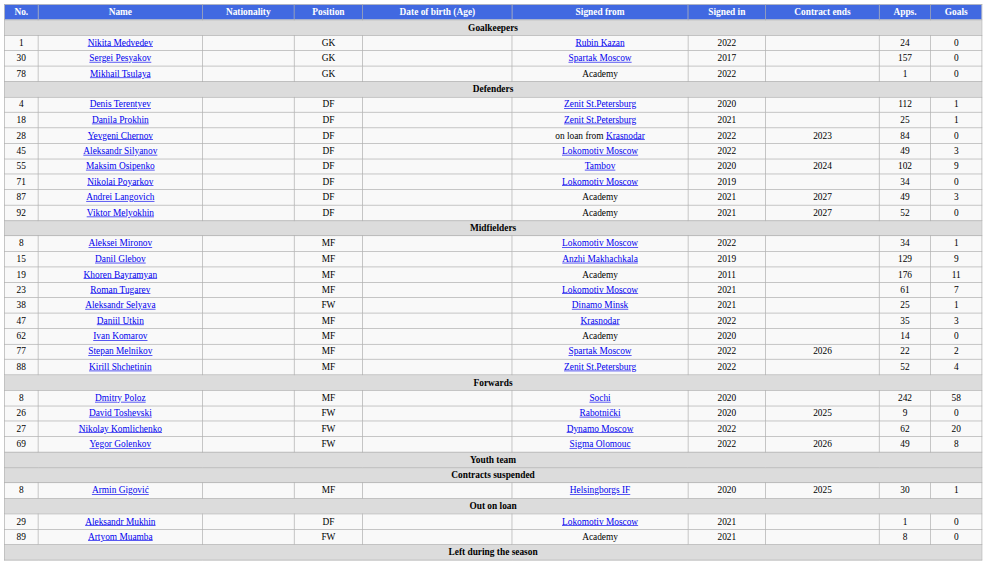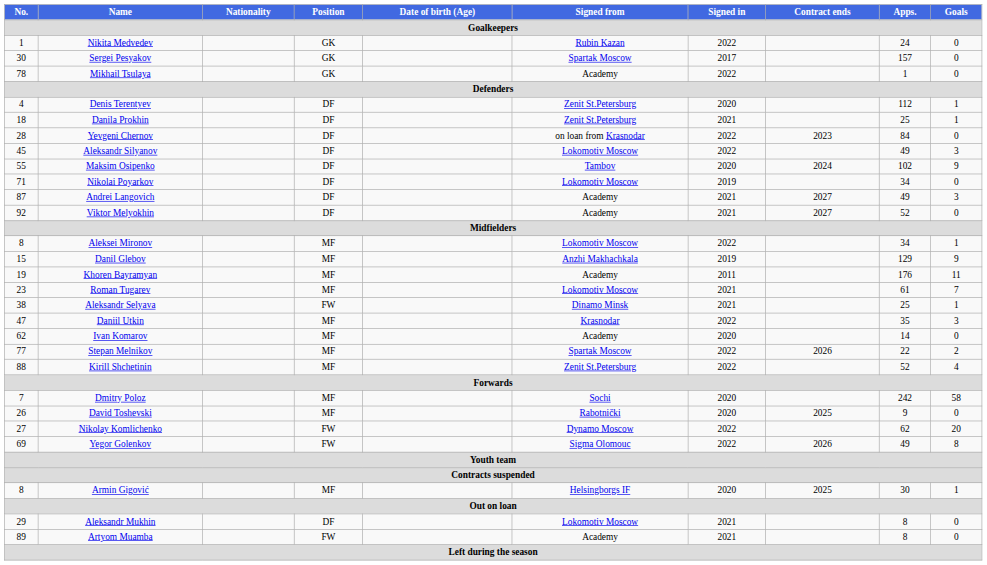(21, 398) 8 -> (21, 398) 7
(328, 413) FW -> (328, 413) MF
(905, 522) 1 -> (905, 522) 8
